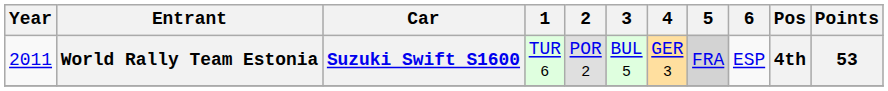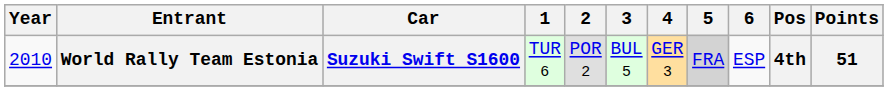(31, 60) 2011 -> (31, 60) 2010
(847, 60) 53 -> (847, 60) 51
